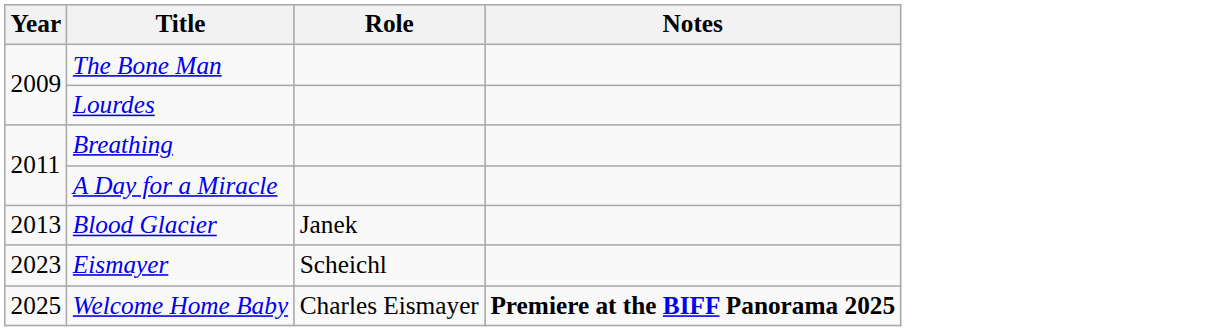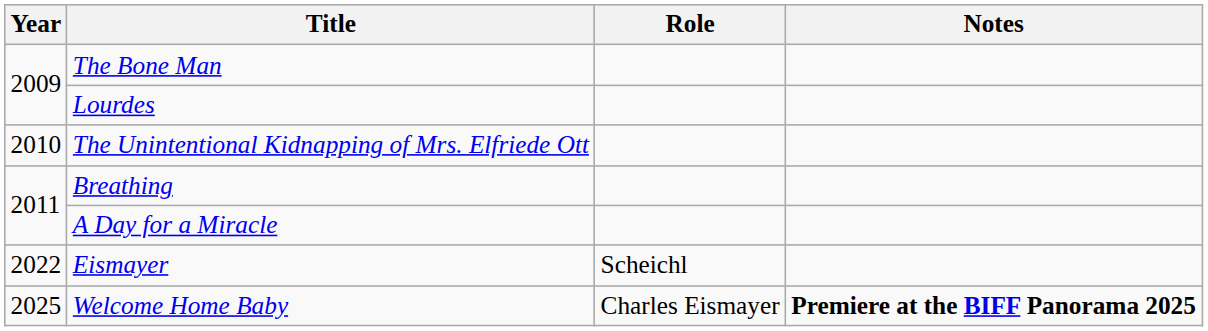+ row: (331, 144)
- row: (145, 225)
(36, 265) 2023 -> (36, 265) 2022
